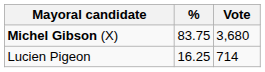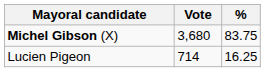columns swapped: (237, 14) <-> (194, 14)
